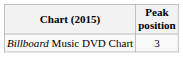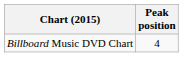(157, 43) 3 -> (157, 43) 4
